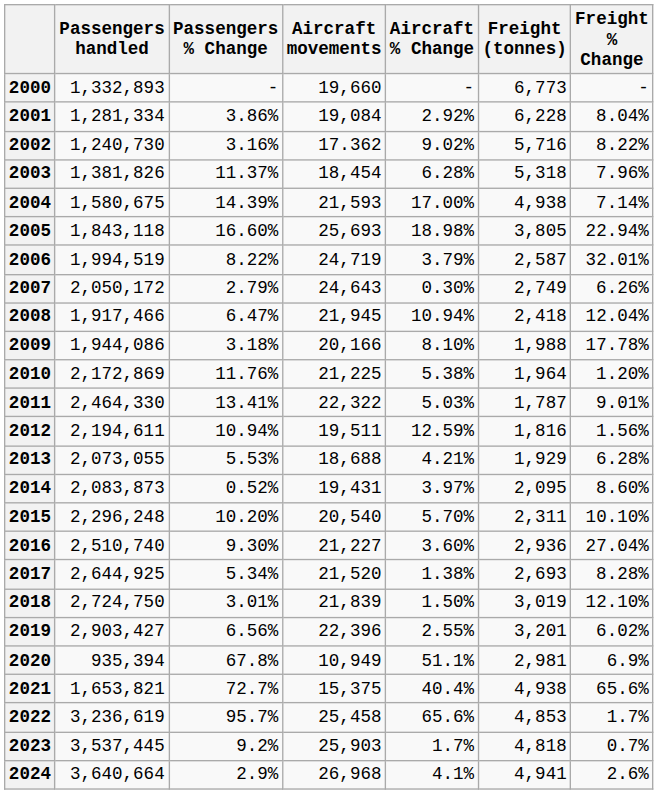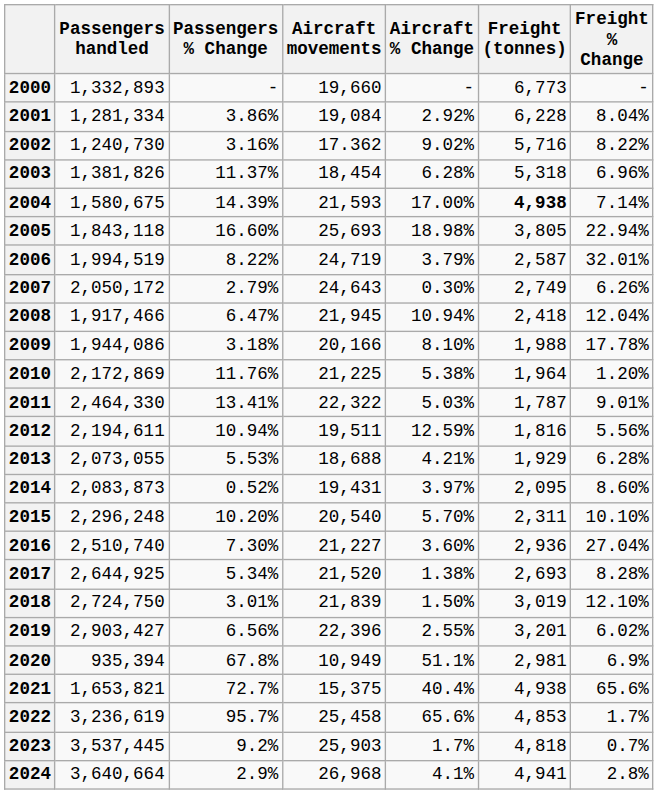(622, 174) 7.96% -> (622, 174) 6.96%
(540, 202) normal -> (540, 202) bold
(622, 431) 1.56% -> (622, 431) 5.56%
(252, 546) 9.30% -> (252, 546) 7.30%
(628, 775) 2.6% -> (628, 775) 2.8%
